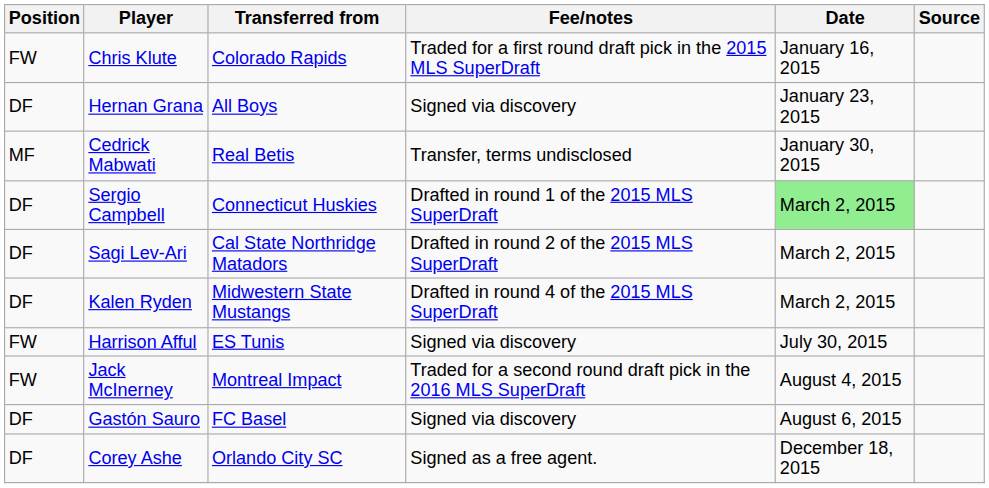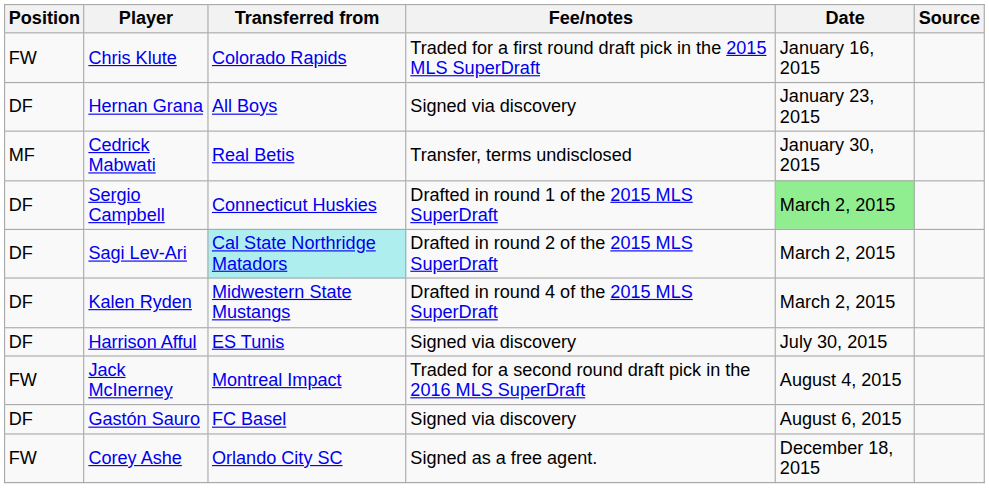(294, 253) no background -> (294, 253) paleturquoise background
(23, 341) FW -> (21, 341) DF
(21, 458) DF -> (23, 458) FW
